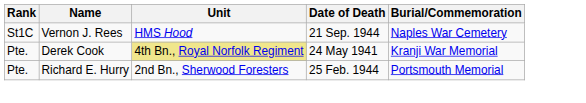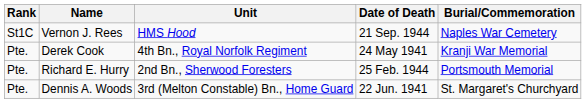(219, 51) khaki background -> (222, 51) no background
+ row: (87, 88)
